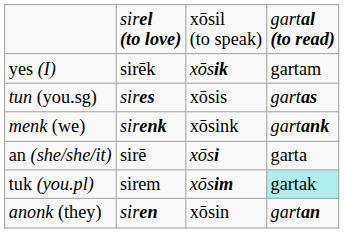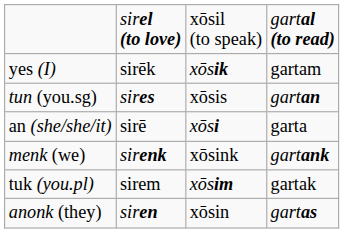(294, 97) gartas -> (295, 97) gartan
rows swapped: (60, 155) <-> (47, 126)
(293, 184) paleturquoise background -> (293, 184) no background
(295, 213) gartan -> (294, 213) gartas
